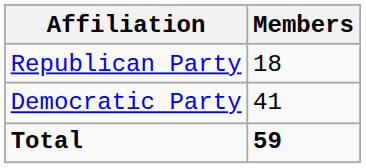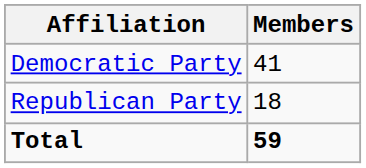rows swapped: (126, 103) <-> (126, 64)
